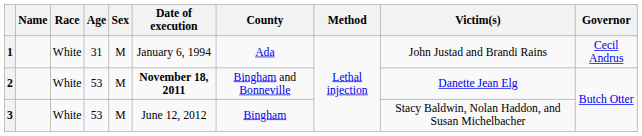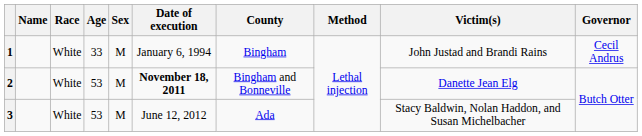(97, 51) 31 -> (97, 51) 33
(265, 51) Ada -> (265, 51) Bingham
(265, 115) Bingham -> (265, 115) Ada
